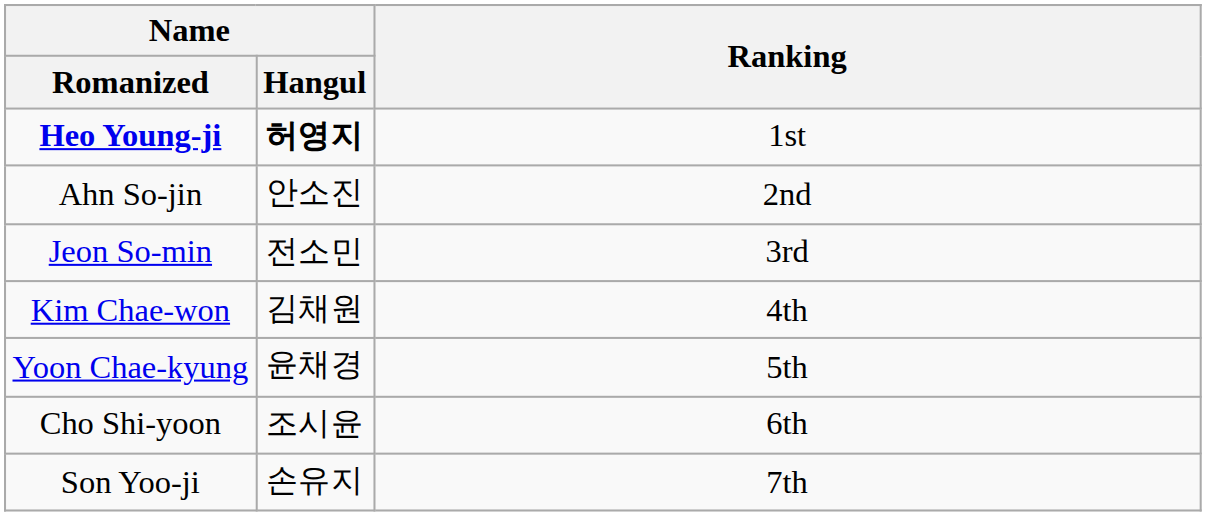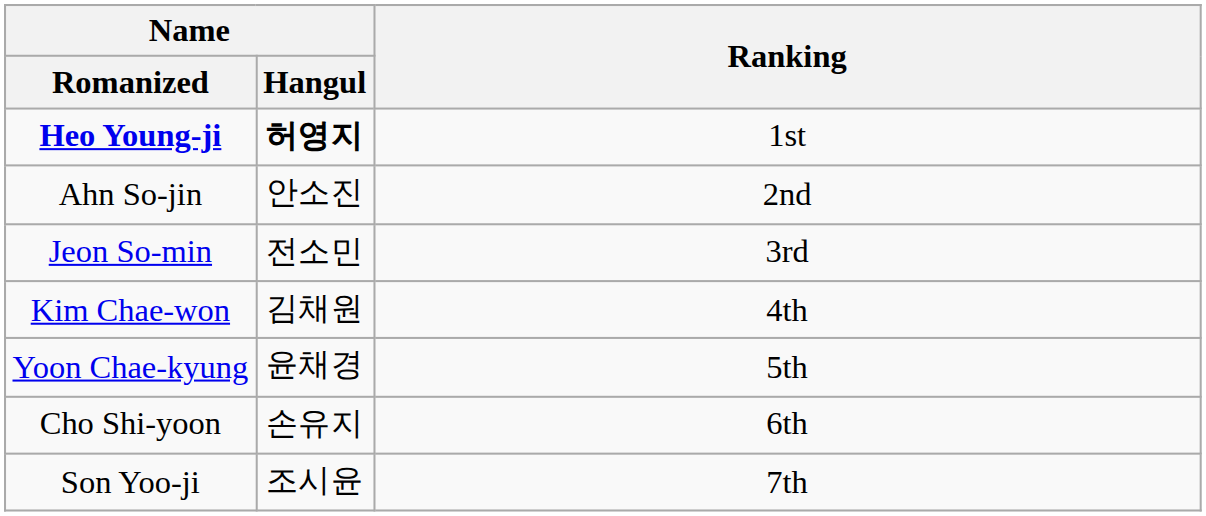(315, 423) 조시윤 -> (315, 423) 손유지
(315, 480) 손유지 -> (315, 480) 조시윤
